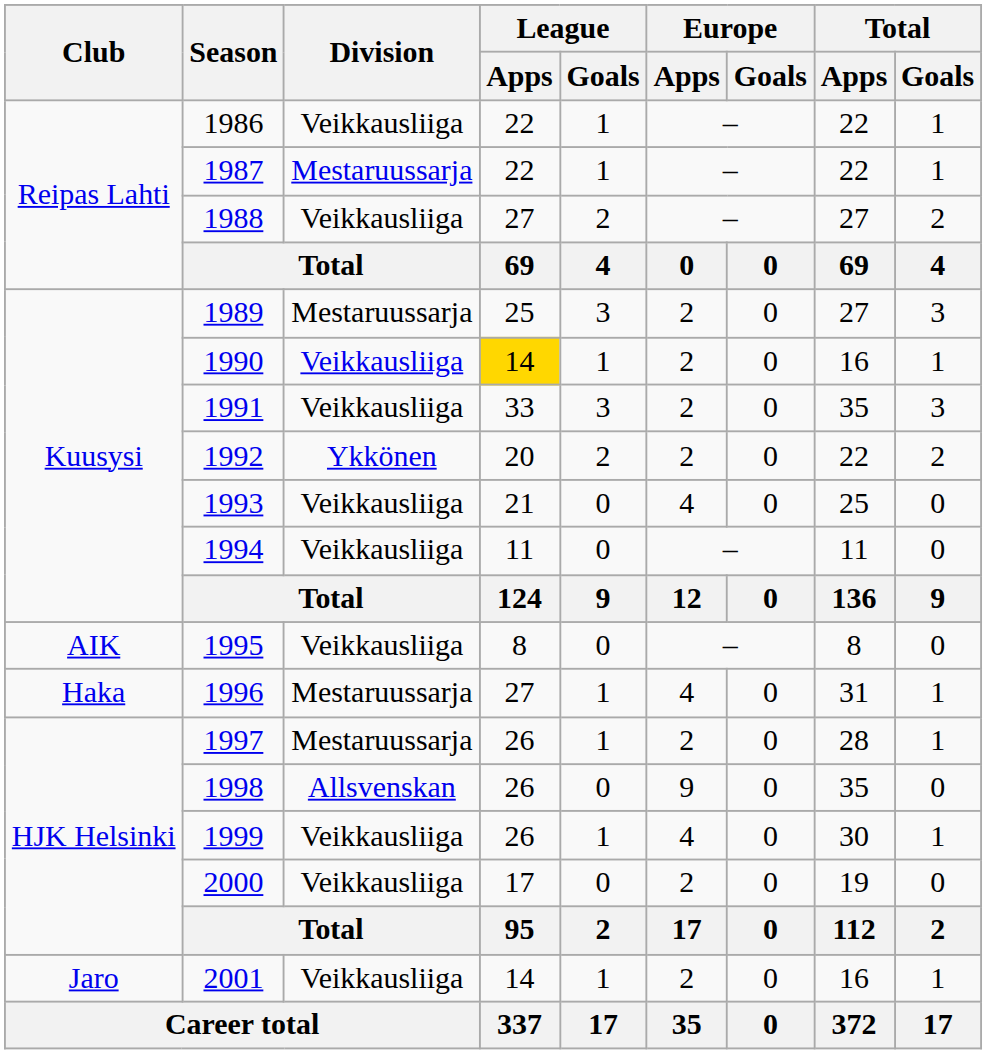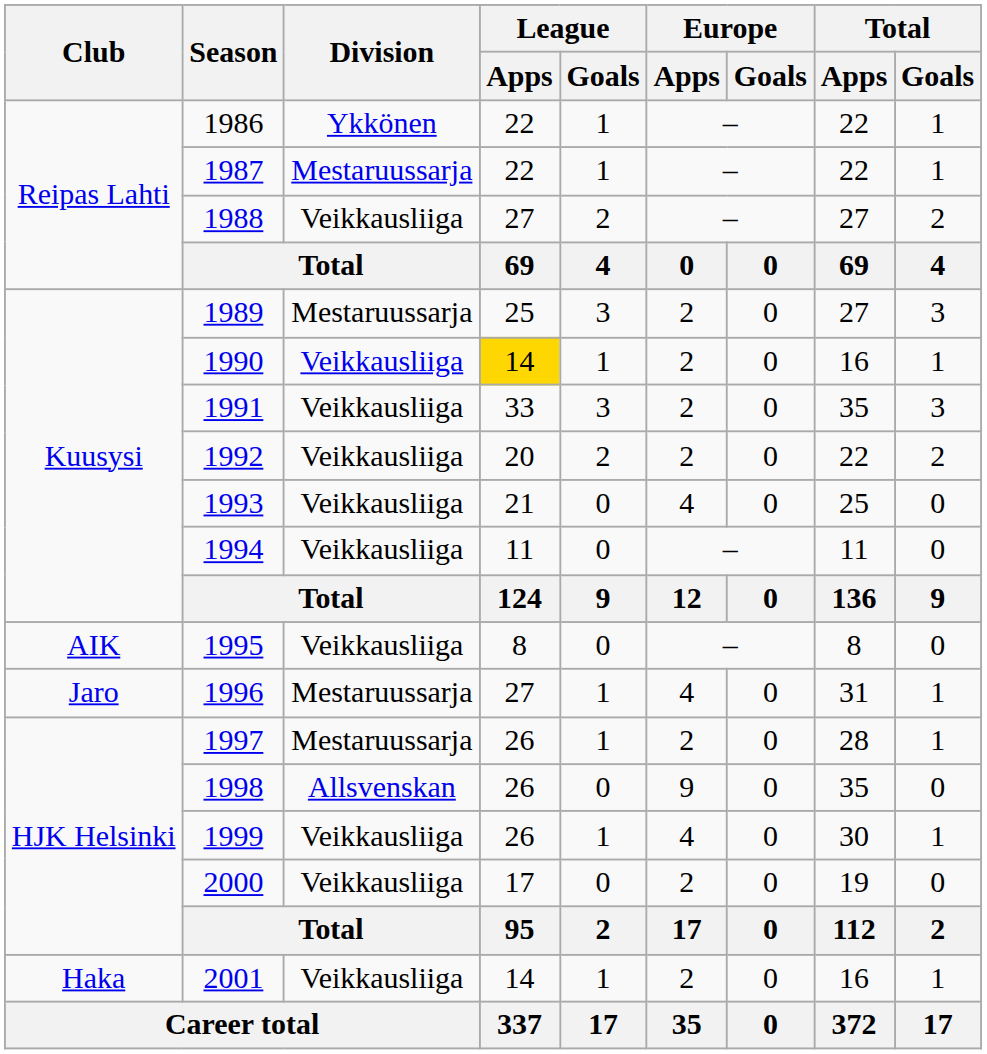(382, 123) Veikkausliiga -> (382, 123) Ykkönen
(382, 455) Ykkönen -> (382, 455) Veikkausliiga
(94, 692) Haka -> (94, 692) Jaro
(94, 977) Jaro -> (94, 977) Haka
